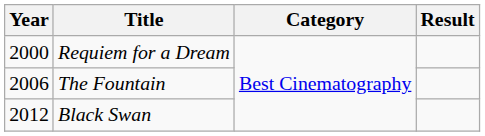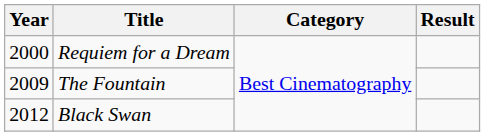(29, 83) 2006 -> (29, 83) 2009
